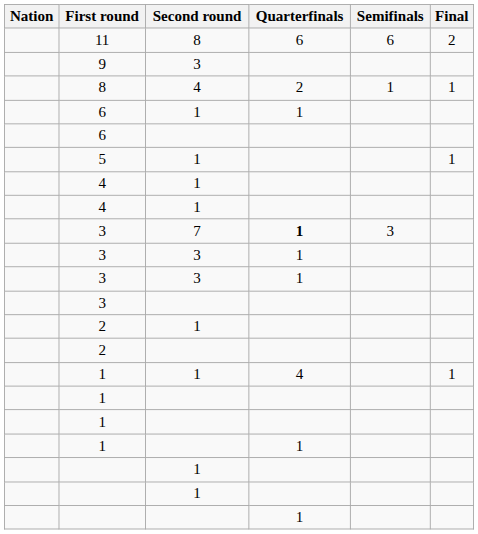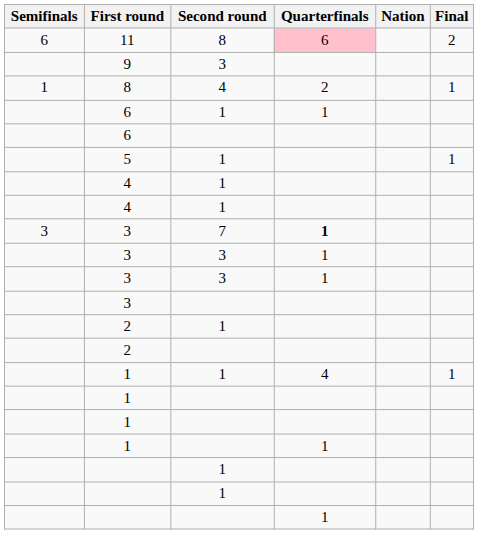columns swapped: (32, 16) <-> (390, 16)
(300, 40) no background -> (325, 40) pink background
